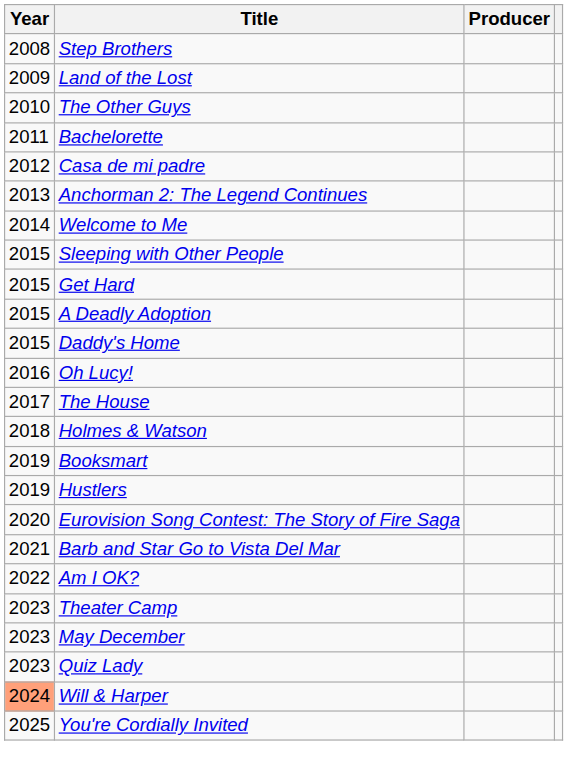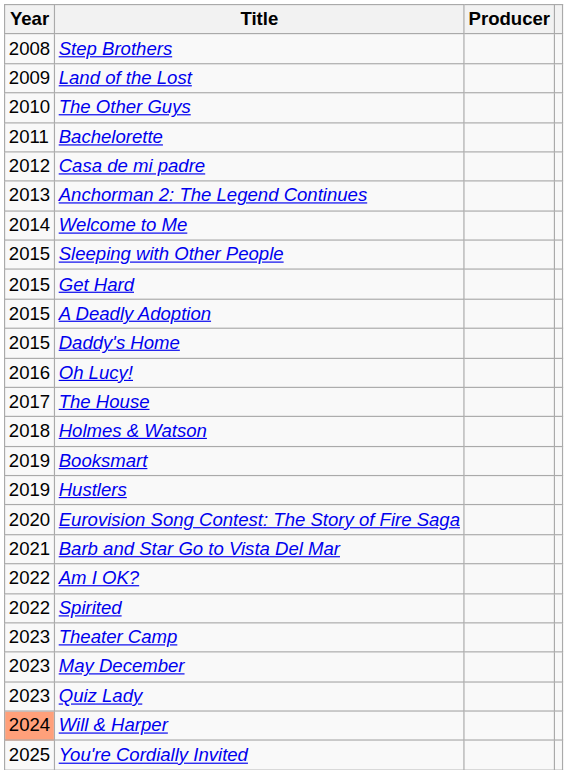+ row: (90, 607)
